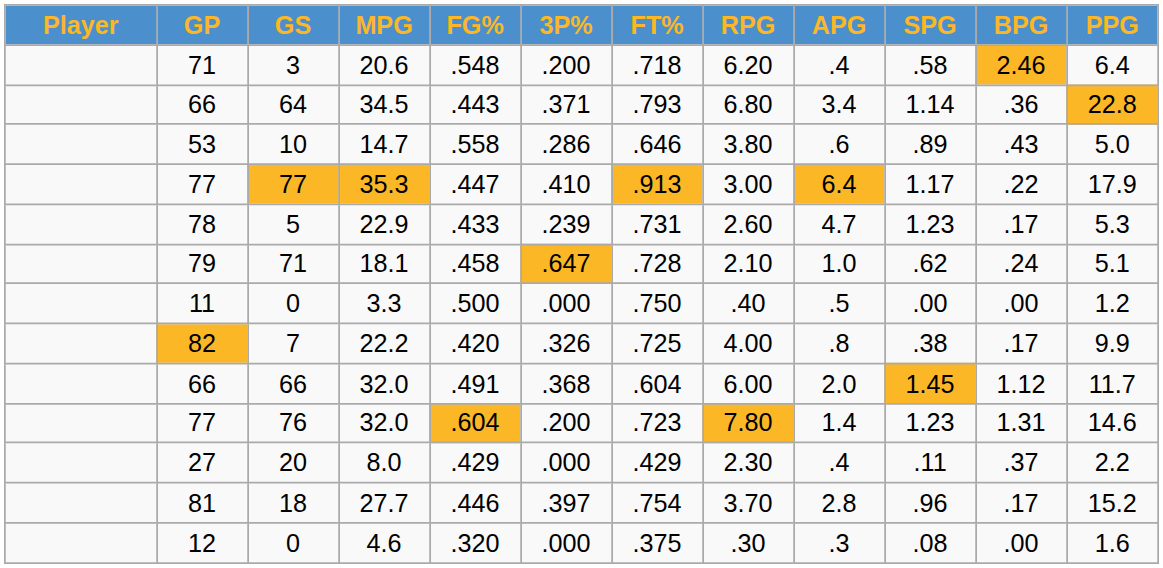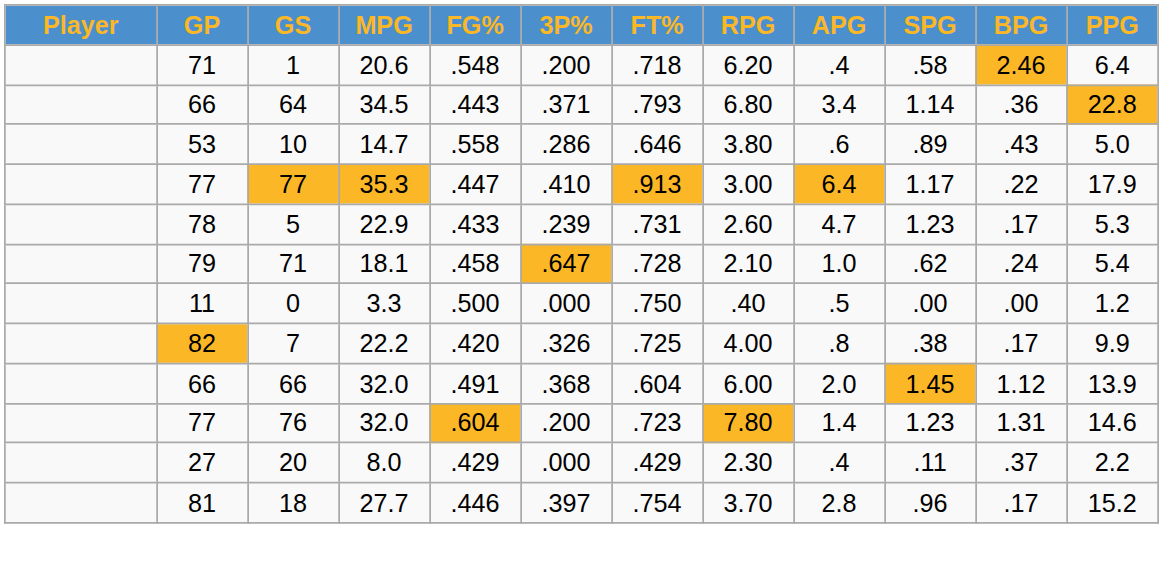(293, 65) 3 -> (293, 65) 1
(1112, 264) 5.1 -> (1112, 264) 5.4
(1112, 383) 11.7 -> (1112, 383) 13.9
- row: (202, 543)
